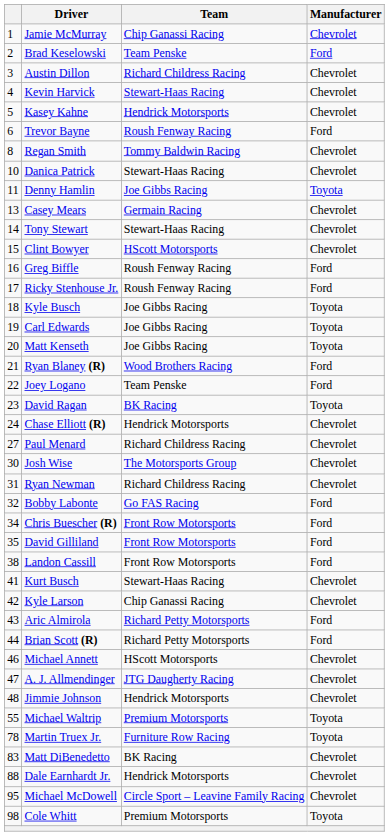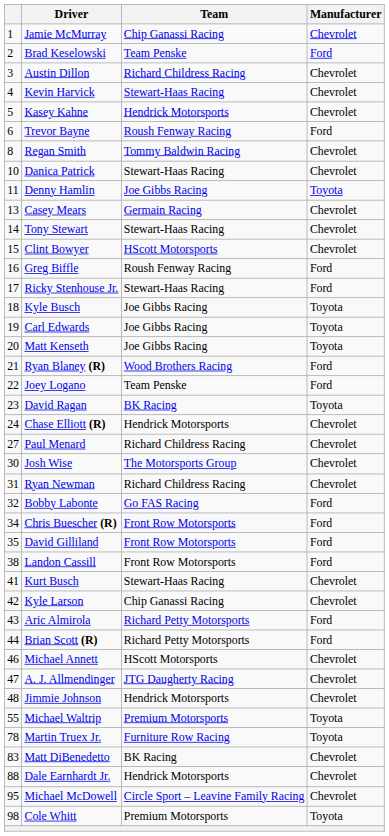(177, 288) Roush Fenway Racing -> (174, 288) Stewart-Haas Racing
